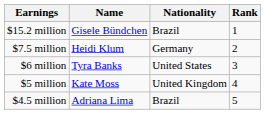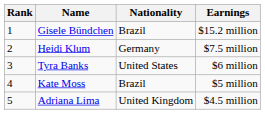columns swapped: (245, 13) <-> (37, 13)
(190, 83) United Kingdom -> (132, 83) Brazil
(166, 100) Brazil -> (156, 100) United Kingdom
